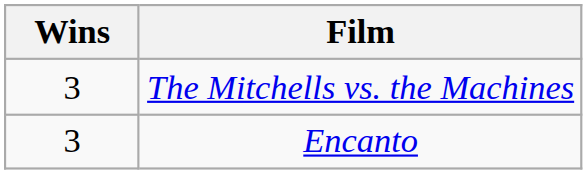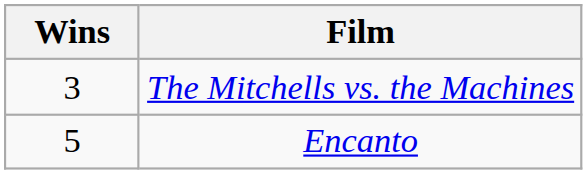(72, 140) 3 -> (72, 140) 5
